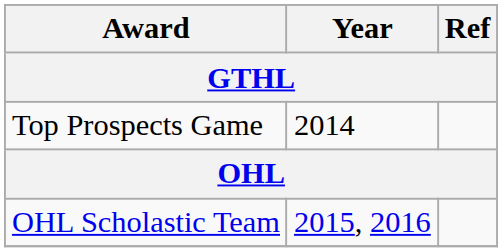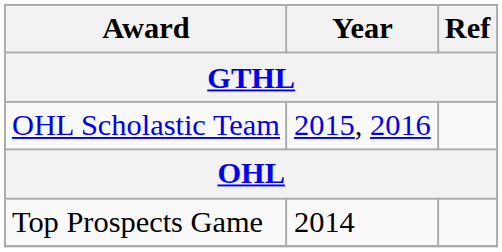rows swapped: (138, 125) <-> (146, 221)
